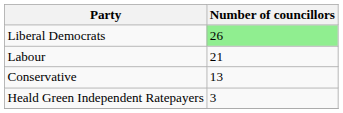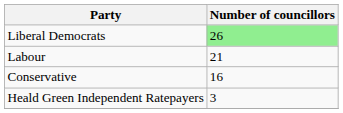(216, 77) 13 -> (216, 77) 16
